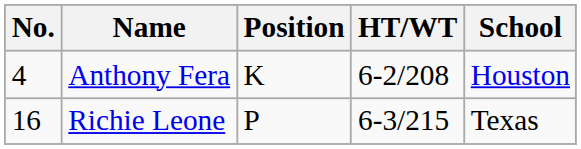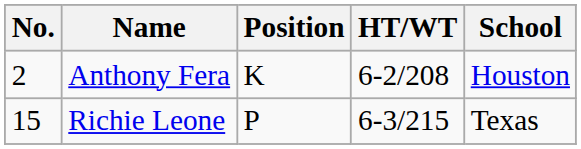(19, 74) 4 -> (19, 74) 2
(26, 120) 16 -> (26, 120) 15
